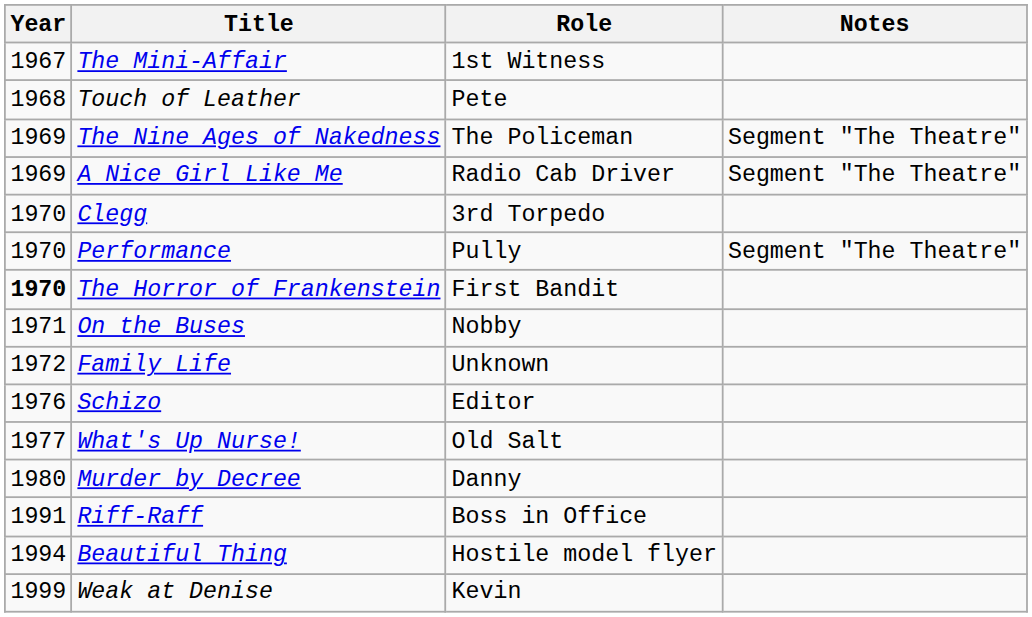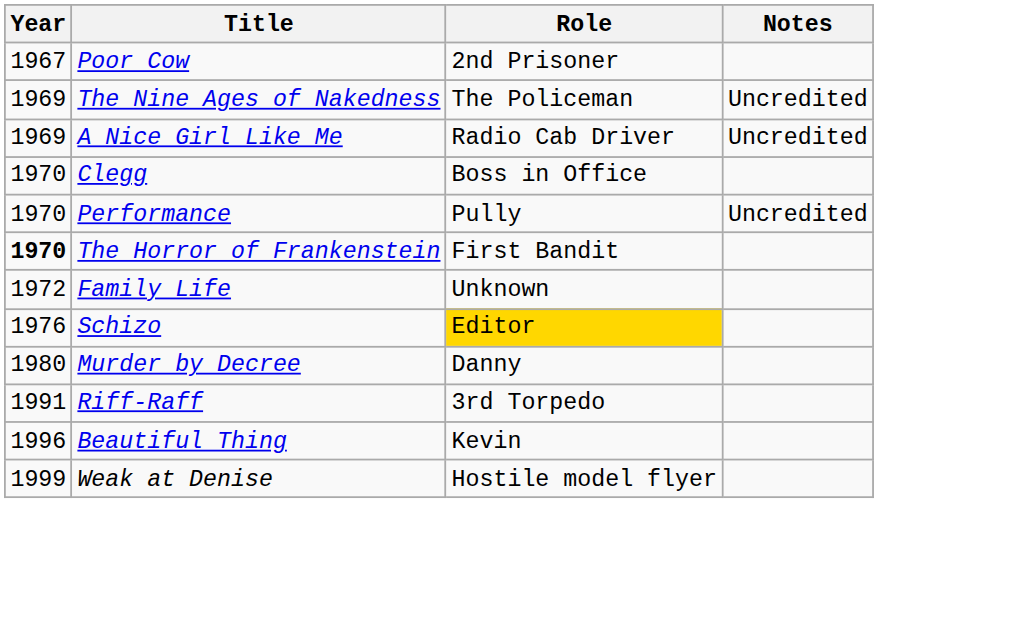+ row: (133, 62)
- row: (182, 62)
- row: (189, 100)
(875, 138) Segment "The Theatre" -> (798, 100) Uncredited
(875, 176) Segment "The Theatre" -> (798, 138) Uncredited
(528, 213) 3rd Torpedo -> (549, 176) Boss in Office
(875, 251) Segment "The Theatre" -> (798, 213) Uncredited
- row: (161, 327)
(493, 403) no background -> (493, 327) gold background
- row: (189, 441)
(549, 517) Boss in Office -> (528, 403) 3rd Torpedo
(38, 555) 1994 -> (38, 441) 1996
(584, 555) Hostile model flyer -> (486, 441) Kevin
(486, 593) Kevin -> (584, 479) Hostile model flyer
